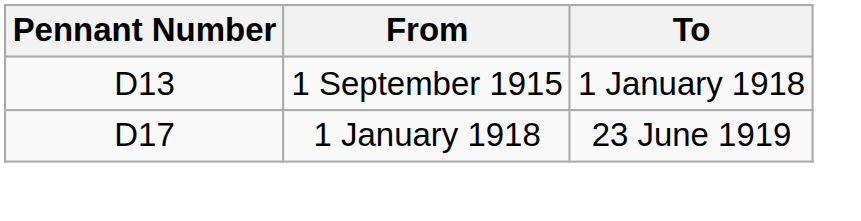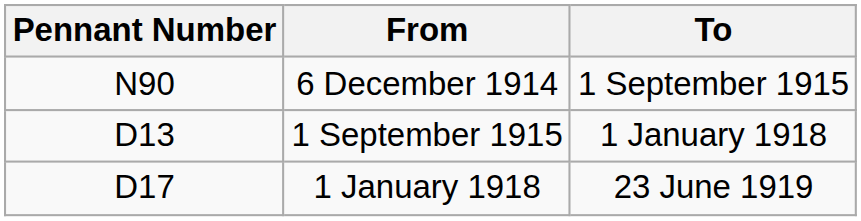+ row: (427, 82)
